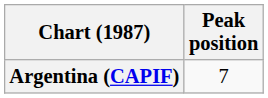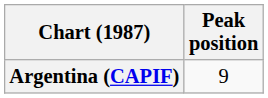(224, 76) 7 -> (224, 76) 9
